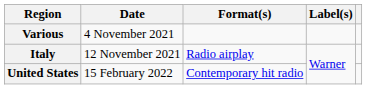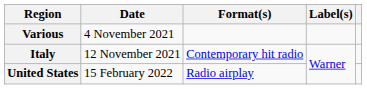(220, 53) Radio airplay -> (245, 53) Contemporary hit radio
(245, 73) Contemporary hit radio -> (220, 73) Radio airplay
